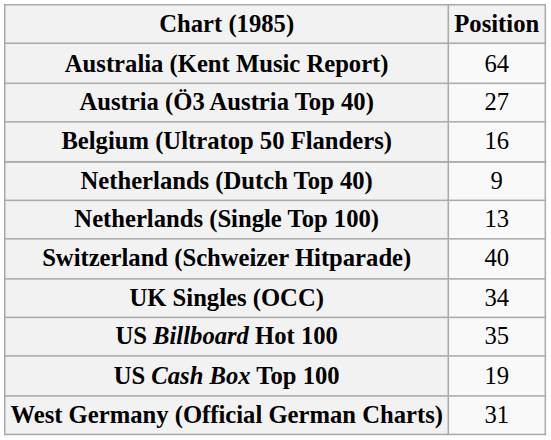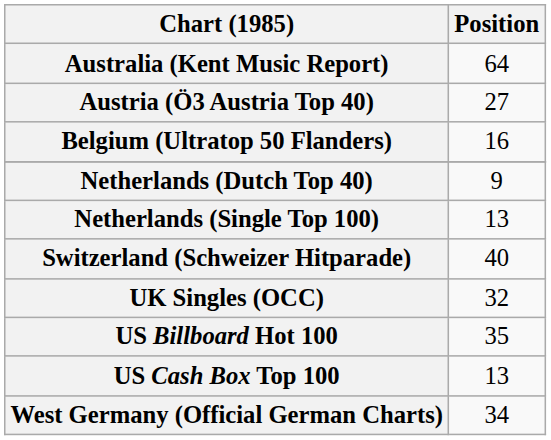(497, 297) 34 -> (497, 297) 32
(497, 375) 19 -> (497, 375) 13
(497, 414) 31 -> (497, 414) 34
